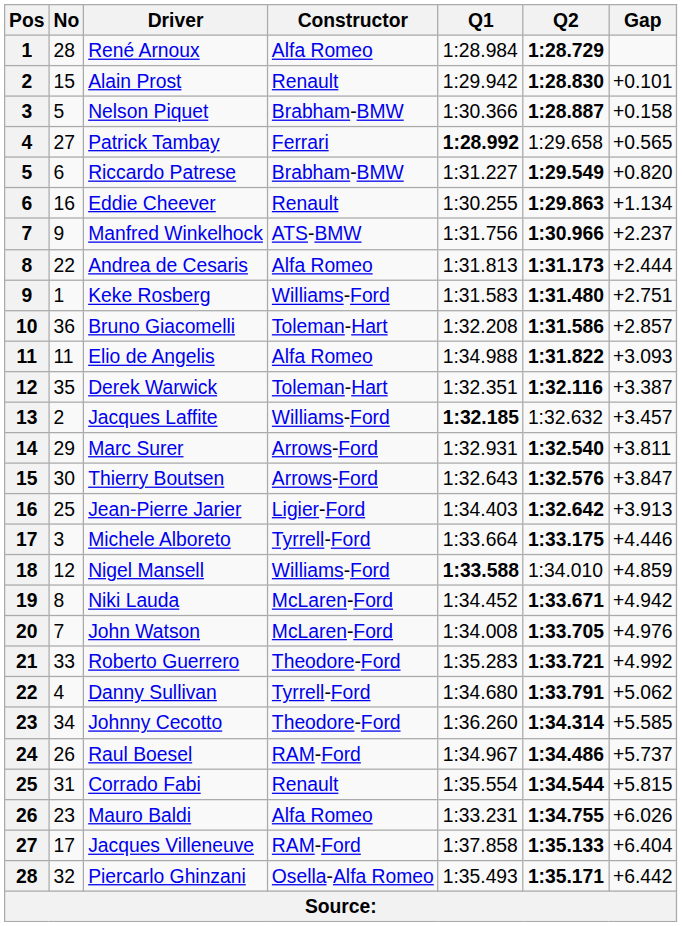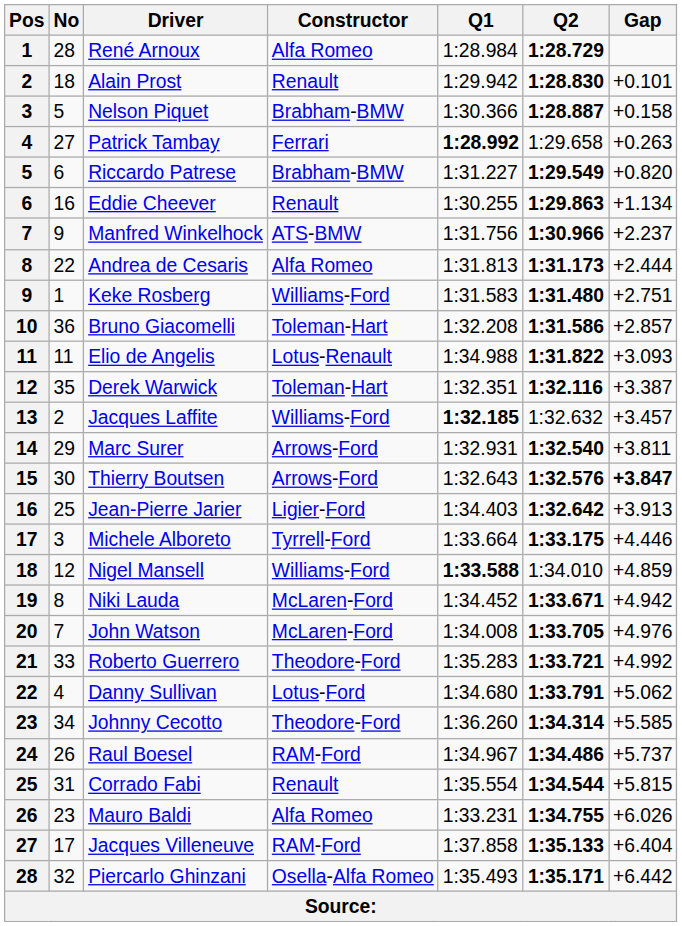(64, 81) 15 -> (64, 81) 18
(643, 142) +0.565 -> (643, 142) +0.263
(322, 356) Alfa Romeo -> (332, 356) Lotus-Renault
(643, 478) normal -> (643, 478) bold
(321, 692) Tyrrell-Ford -> (319, 692) Lotus-Ford
